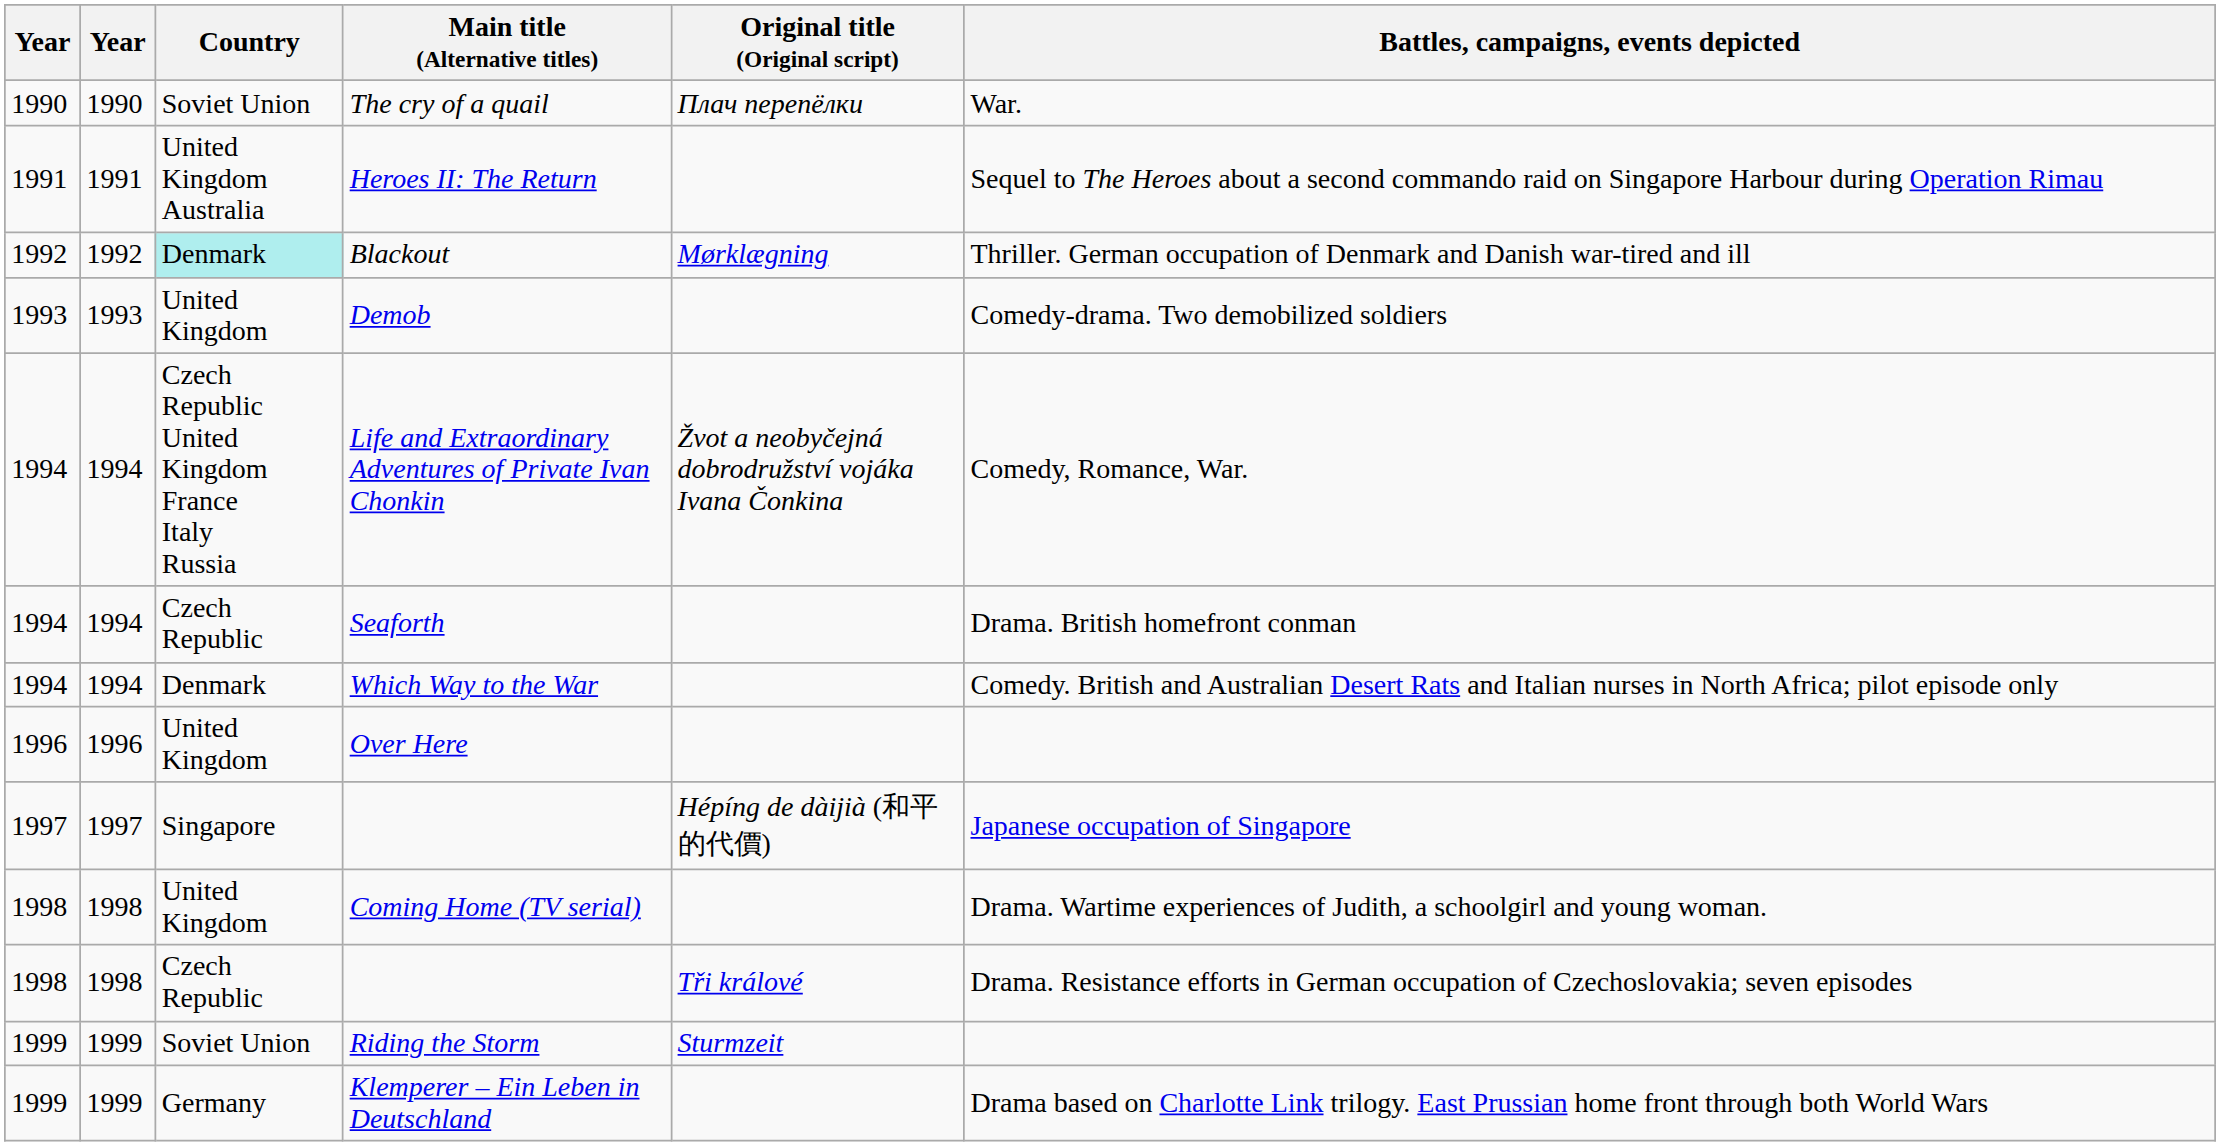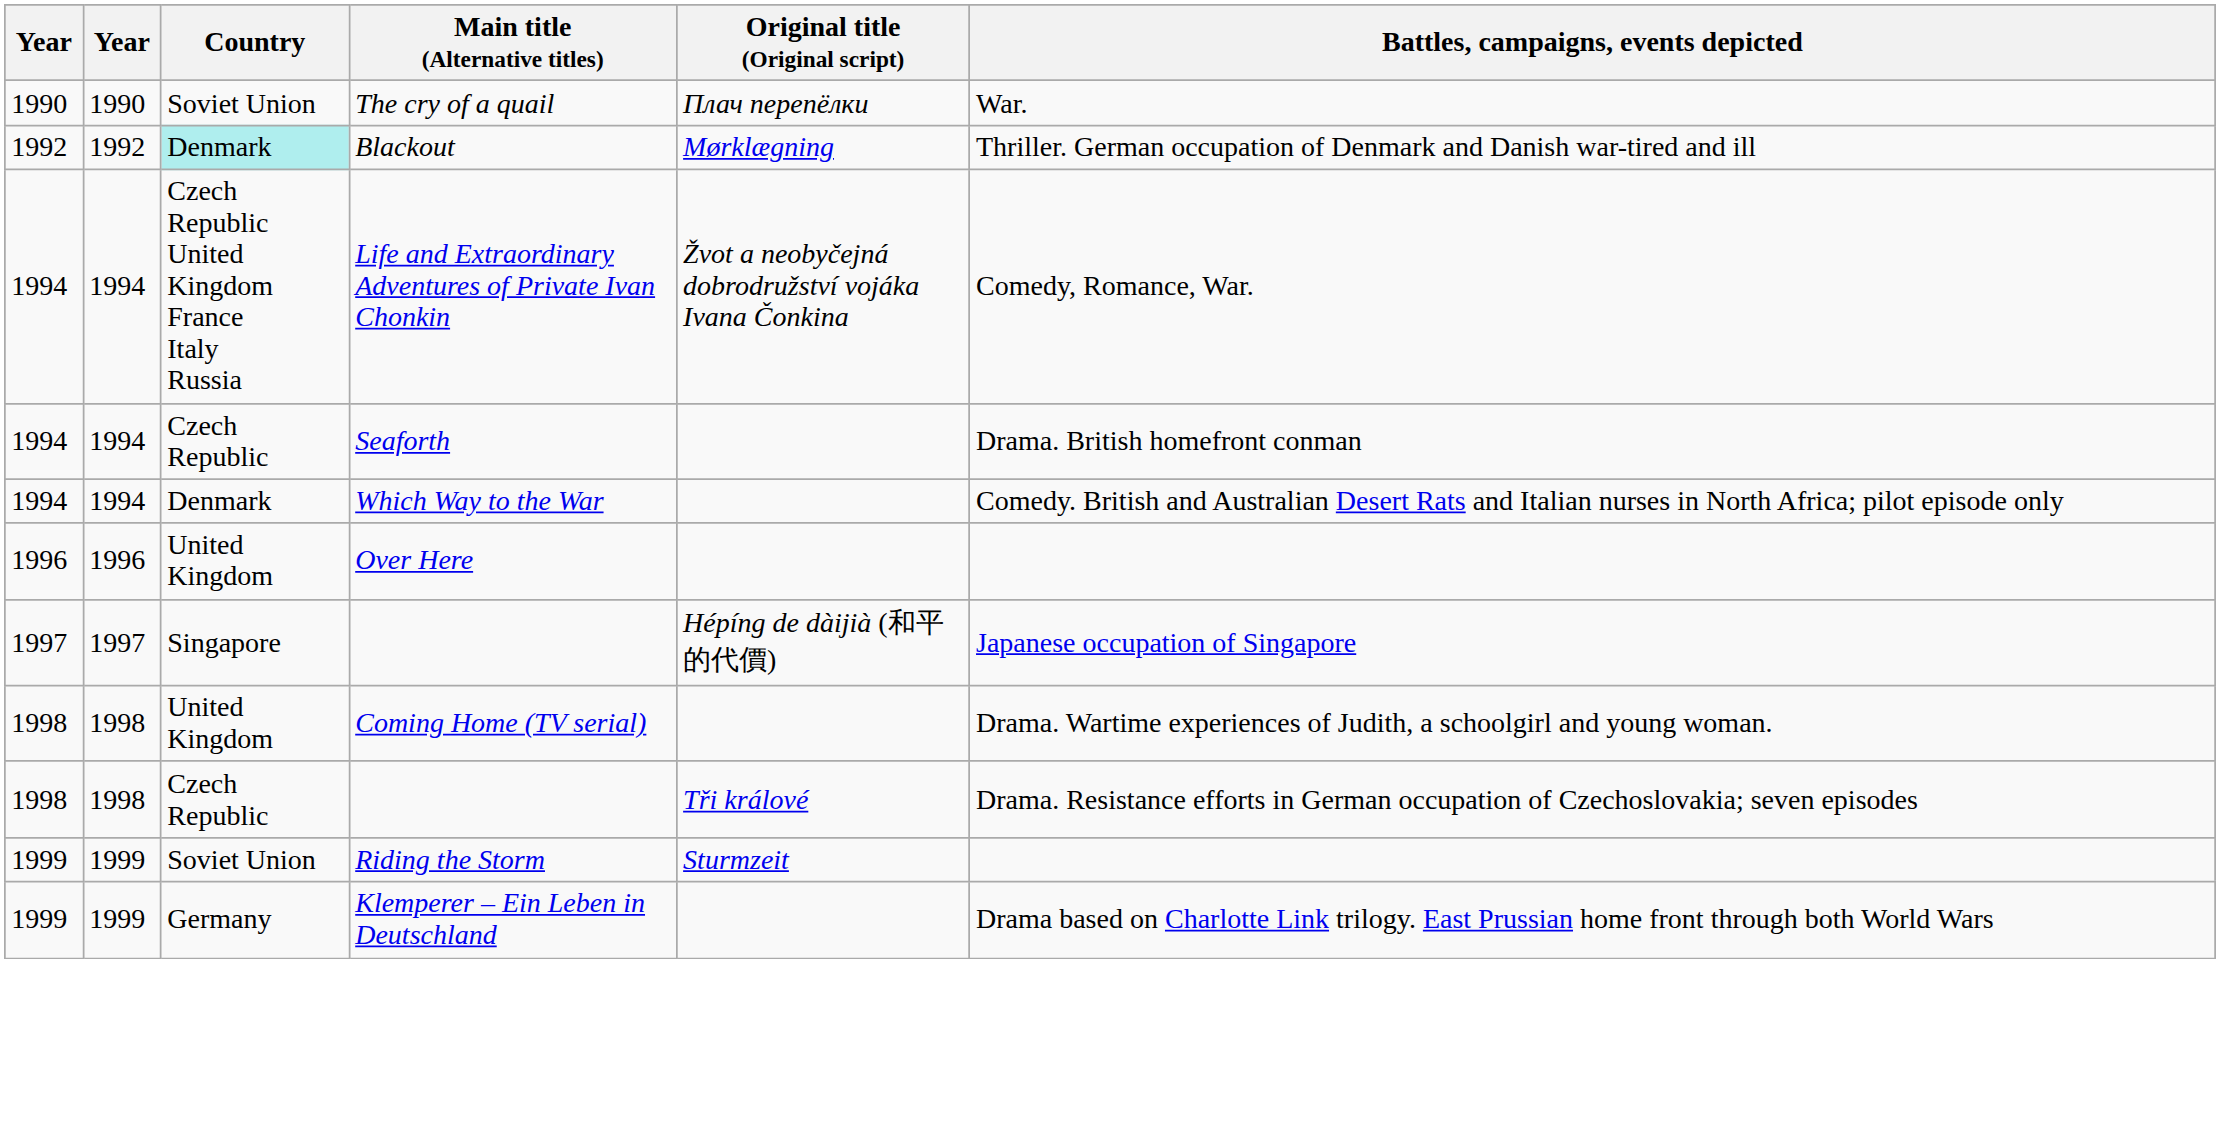- row: (39, 178)
- row: (39, 314)
